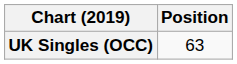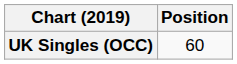(195, 45) 63 -> (195, 45) 60
